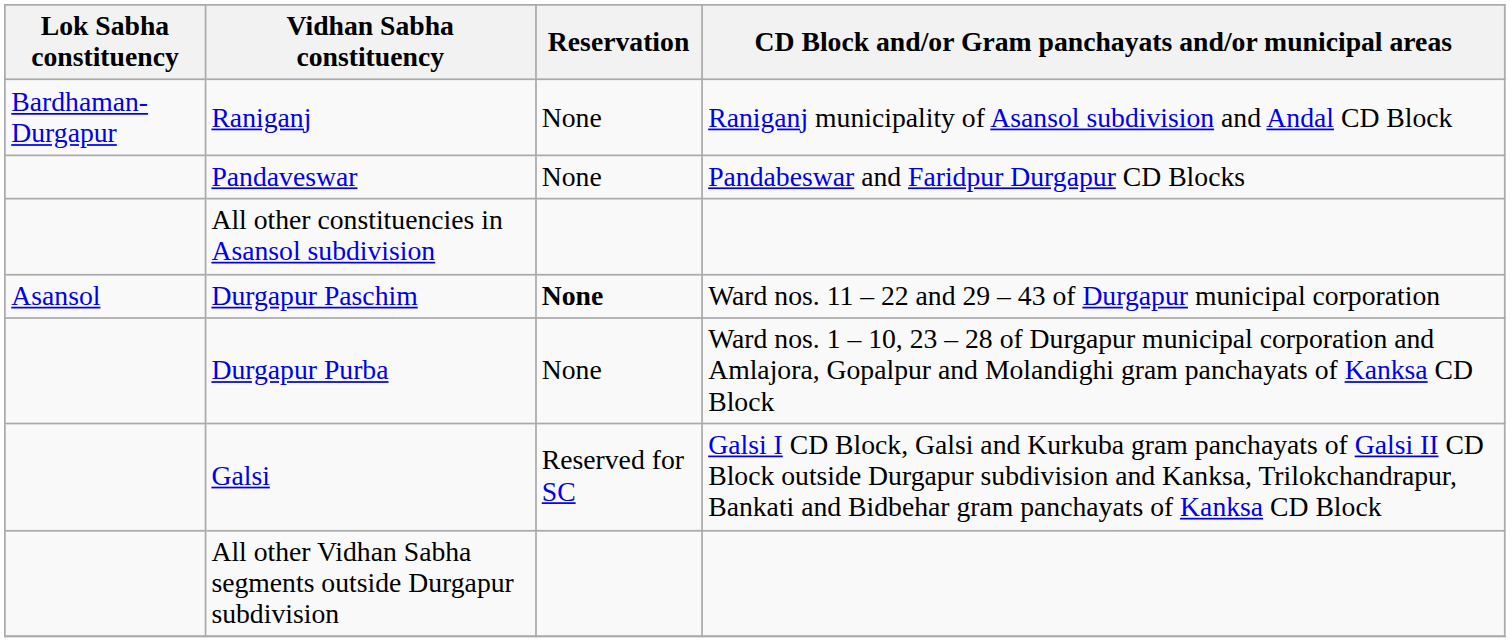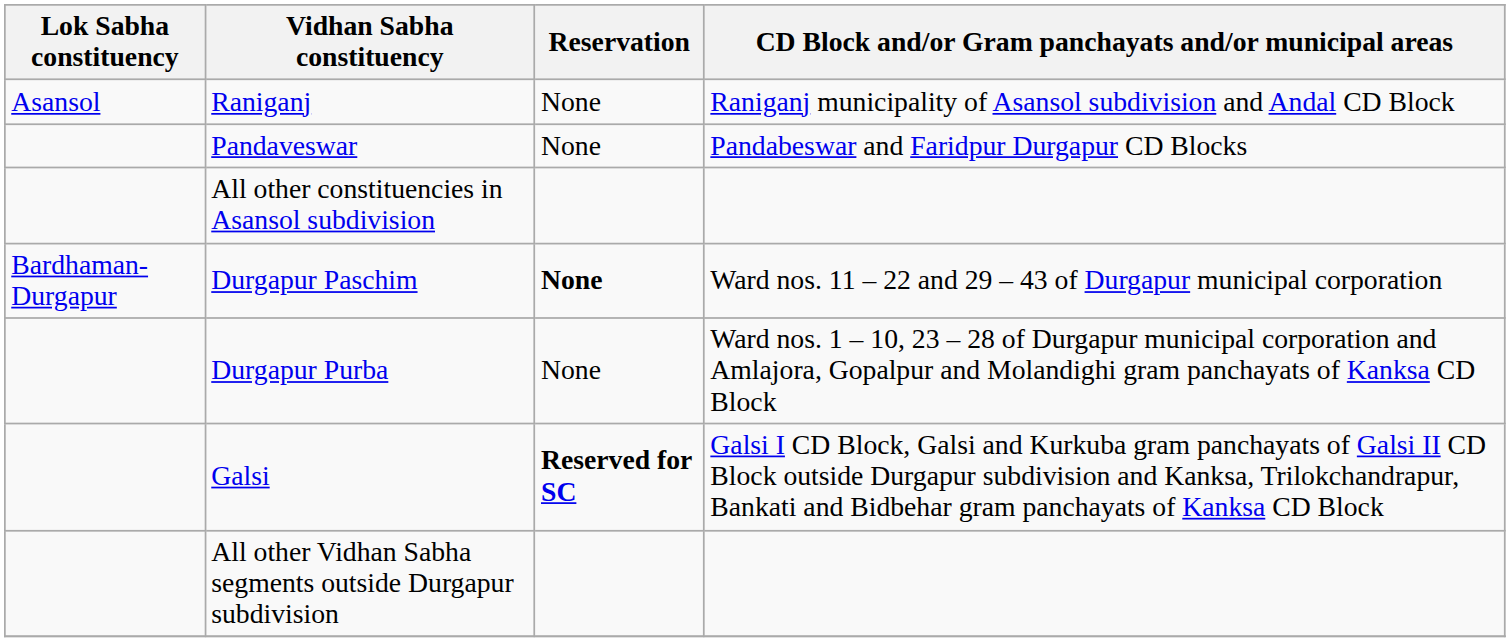(80, 117) Bardhaman-Durgapur -> (56, 101) Asansol
(56, 295) Asansol -> (80, 279) Bardhaman-Durgapur
(613, 476) normal -> (616, 476) bold
